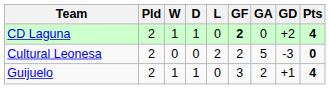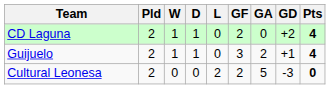(240, 34) bold -> (240, 34) normal
rows swapped: (30, 73) <-> (54, 53)
